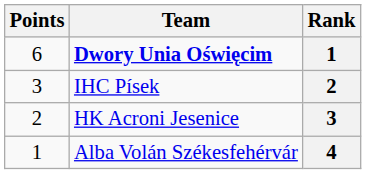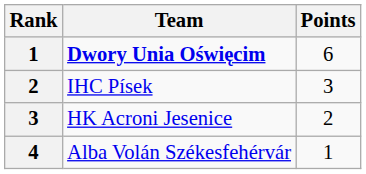columns swapped: (331, 20) <-> (37, 20)
